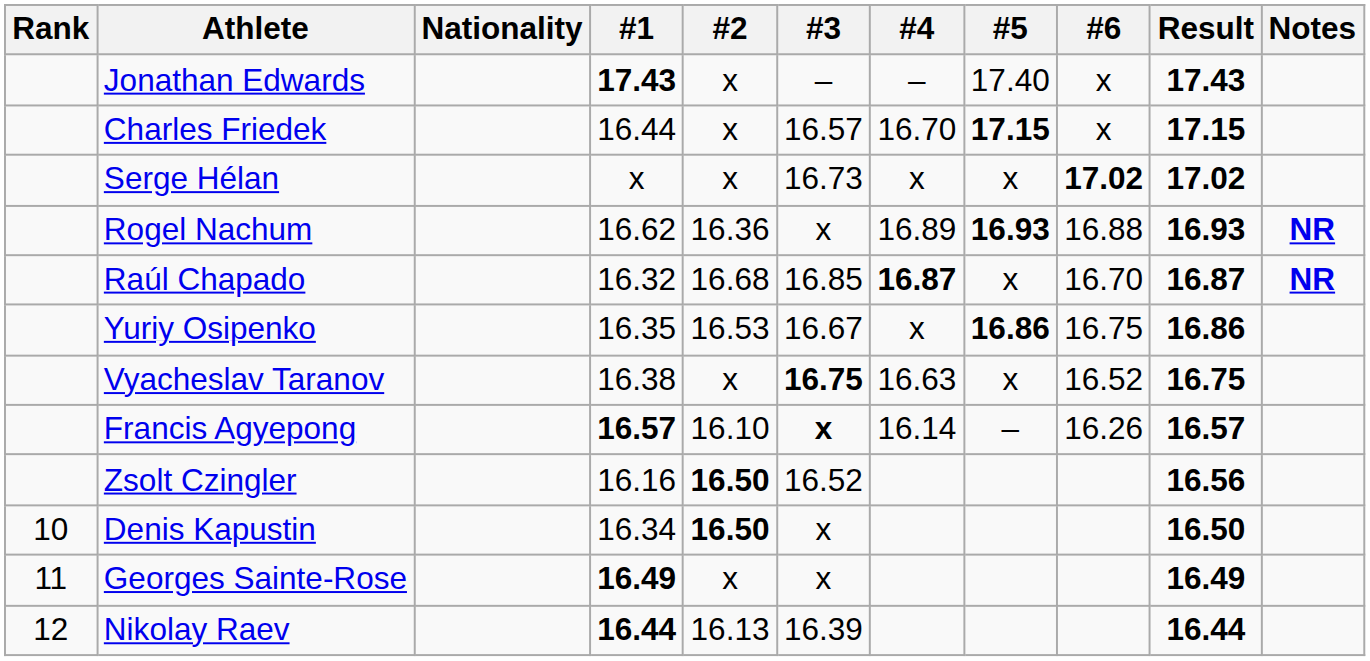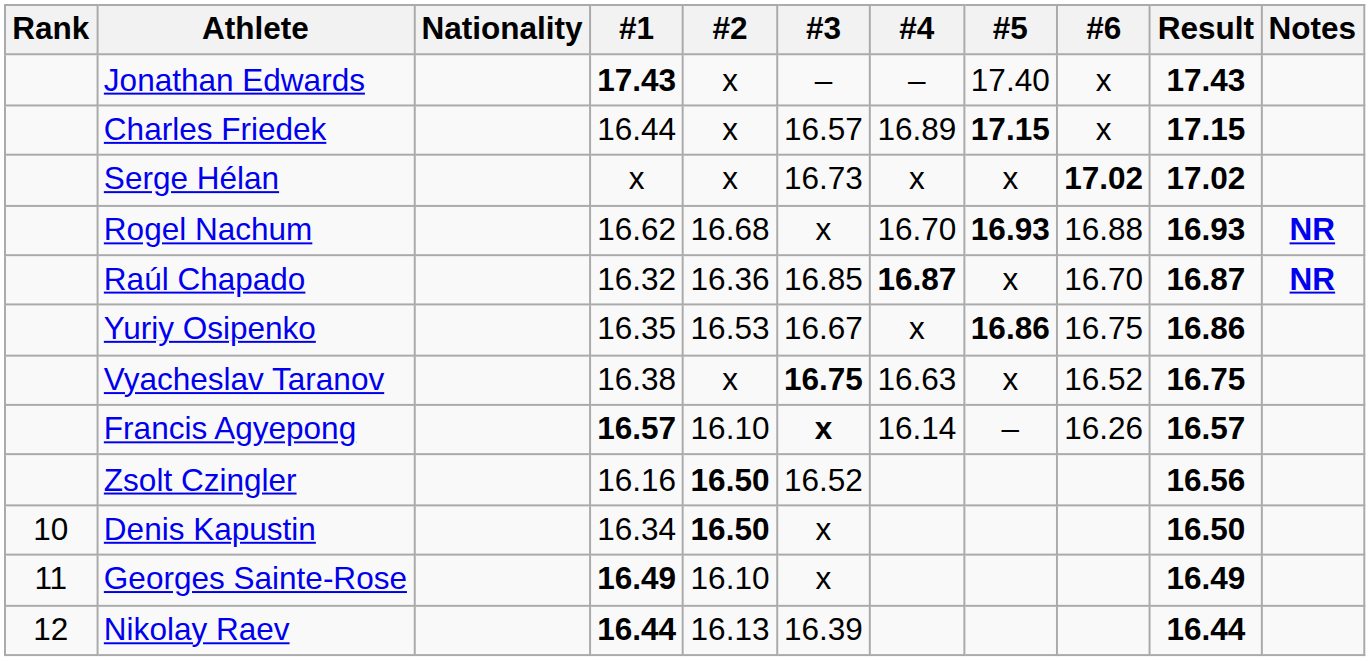(917, 129) 16.70 -> (917, 129) 16.89
(730, 229) 16.36 -> (730, 229) 16.68
(917, 229) 16.89 -> (917, 229) 16.70
(730, 279) 16.68 -> (730, 279) 16.36
(730, 579) x -> (730, 579) 16.10
